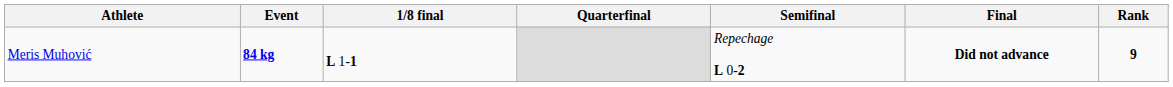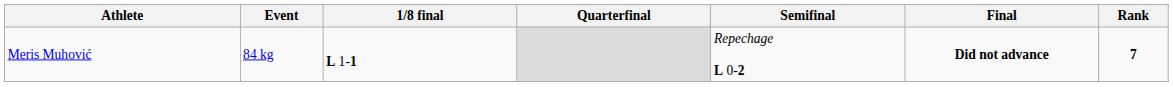(259, 54) bold -> (258, 54) normal
(1133, 54) 9 -> (1133, 54) 7
